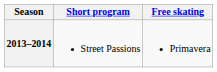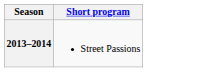- column: (178, 12)
